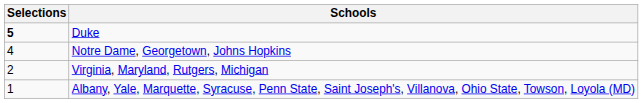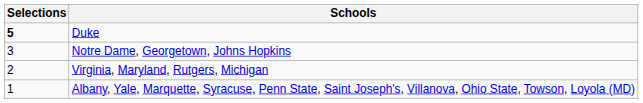(10, 51) 4 -> (10, 51) 3
